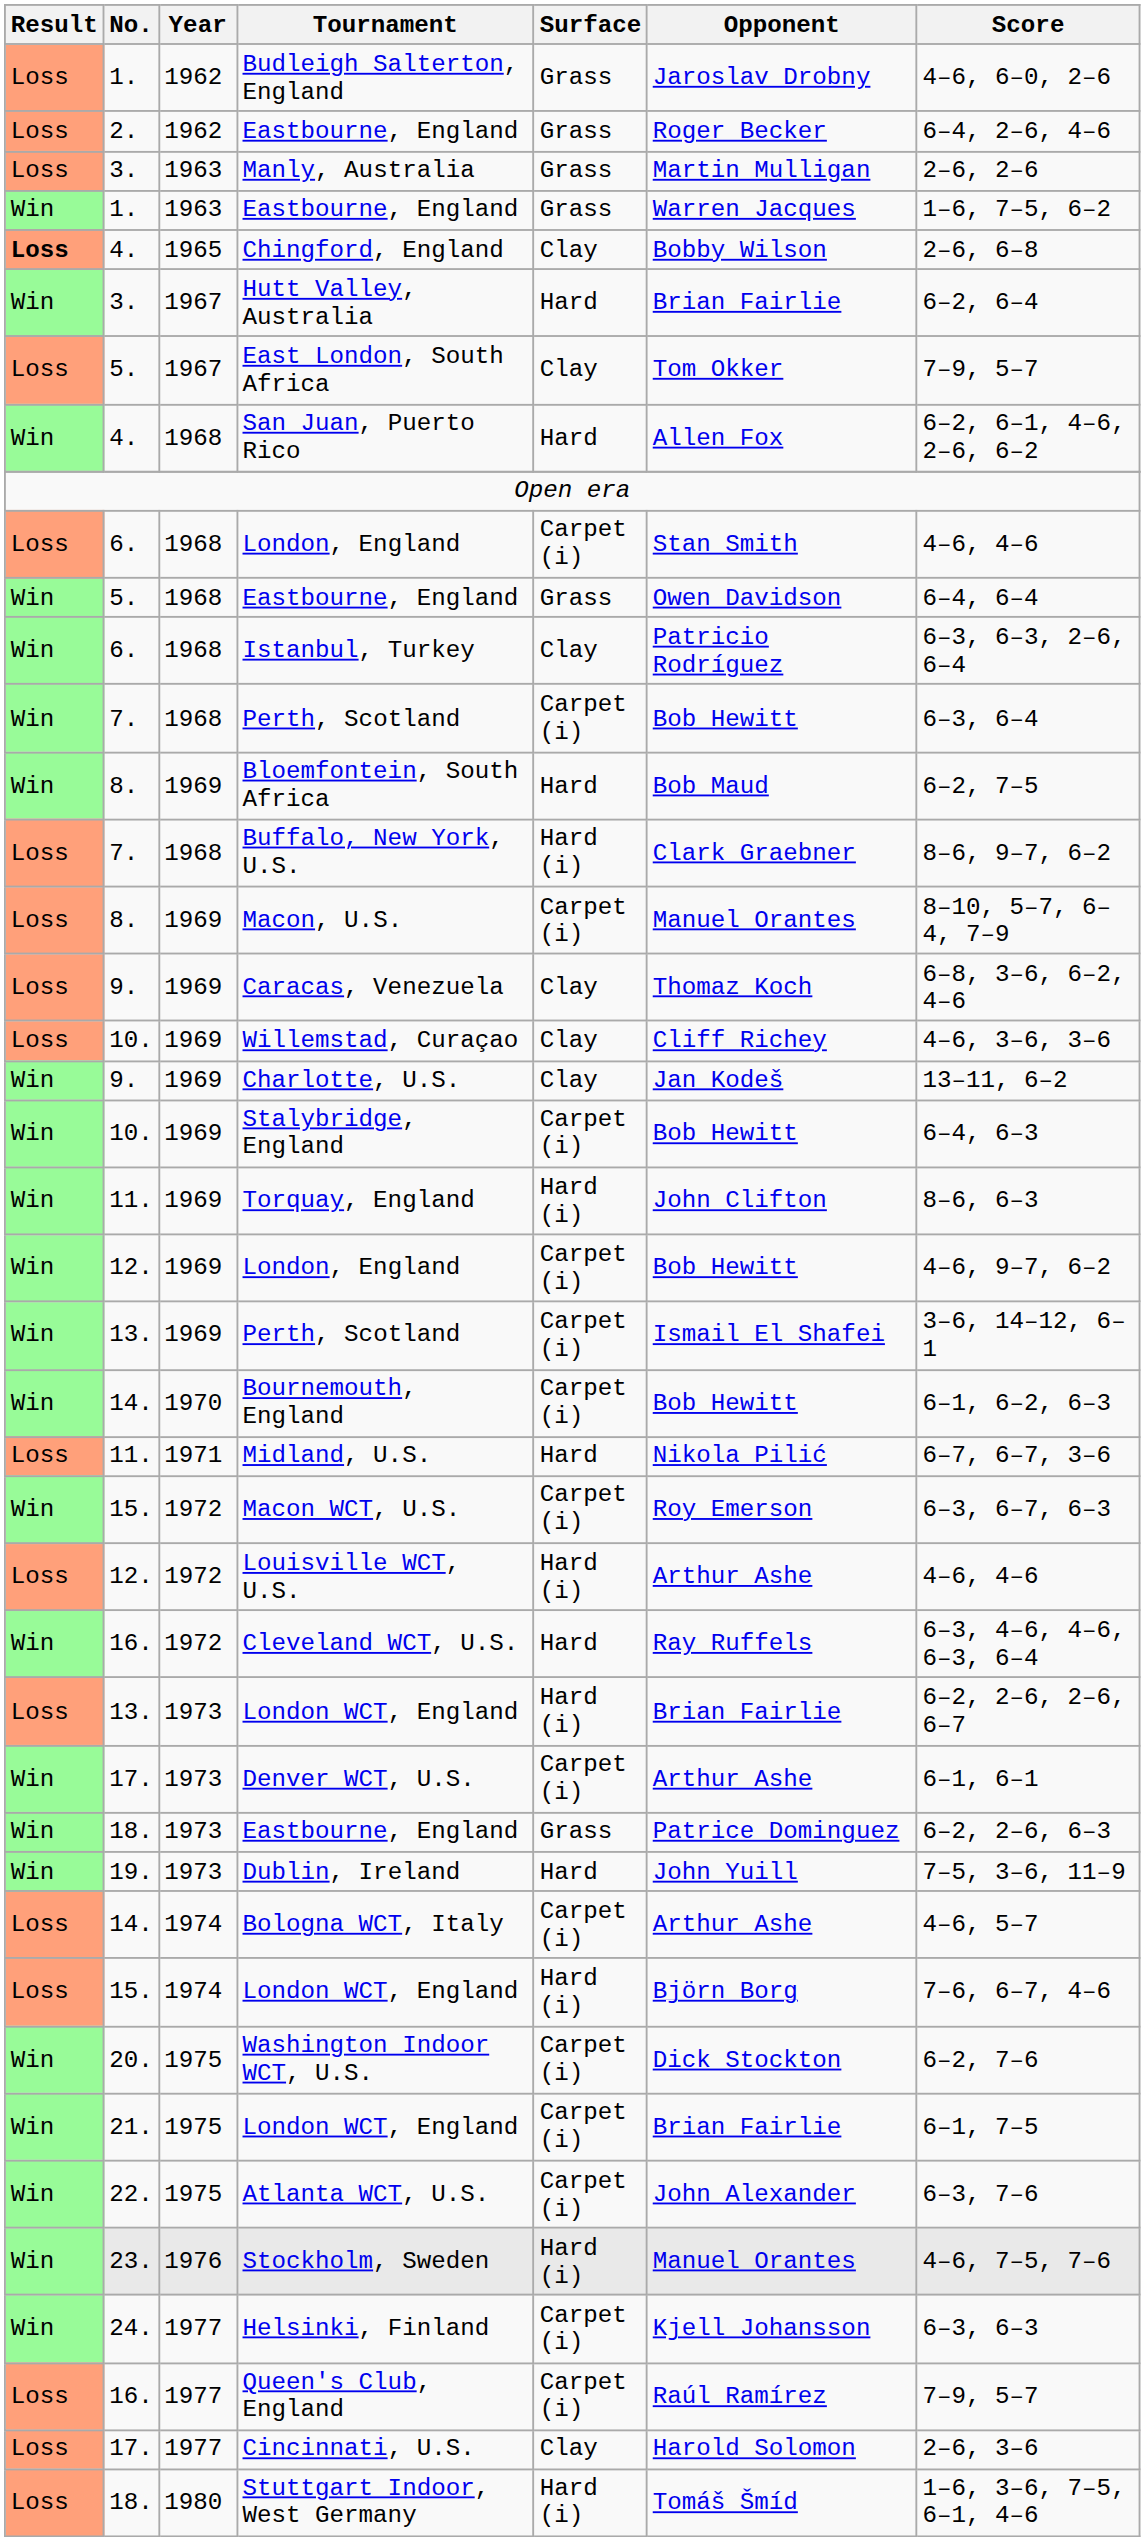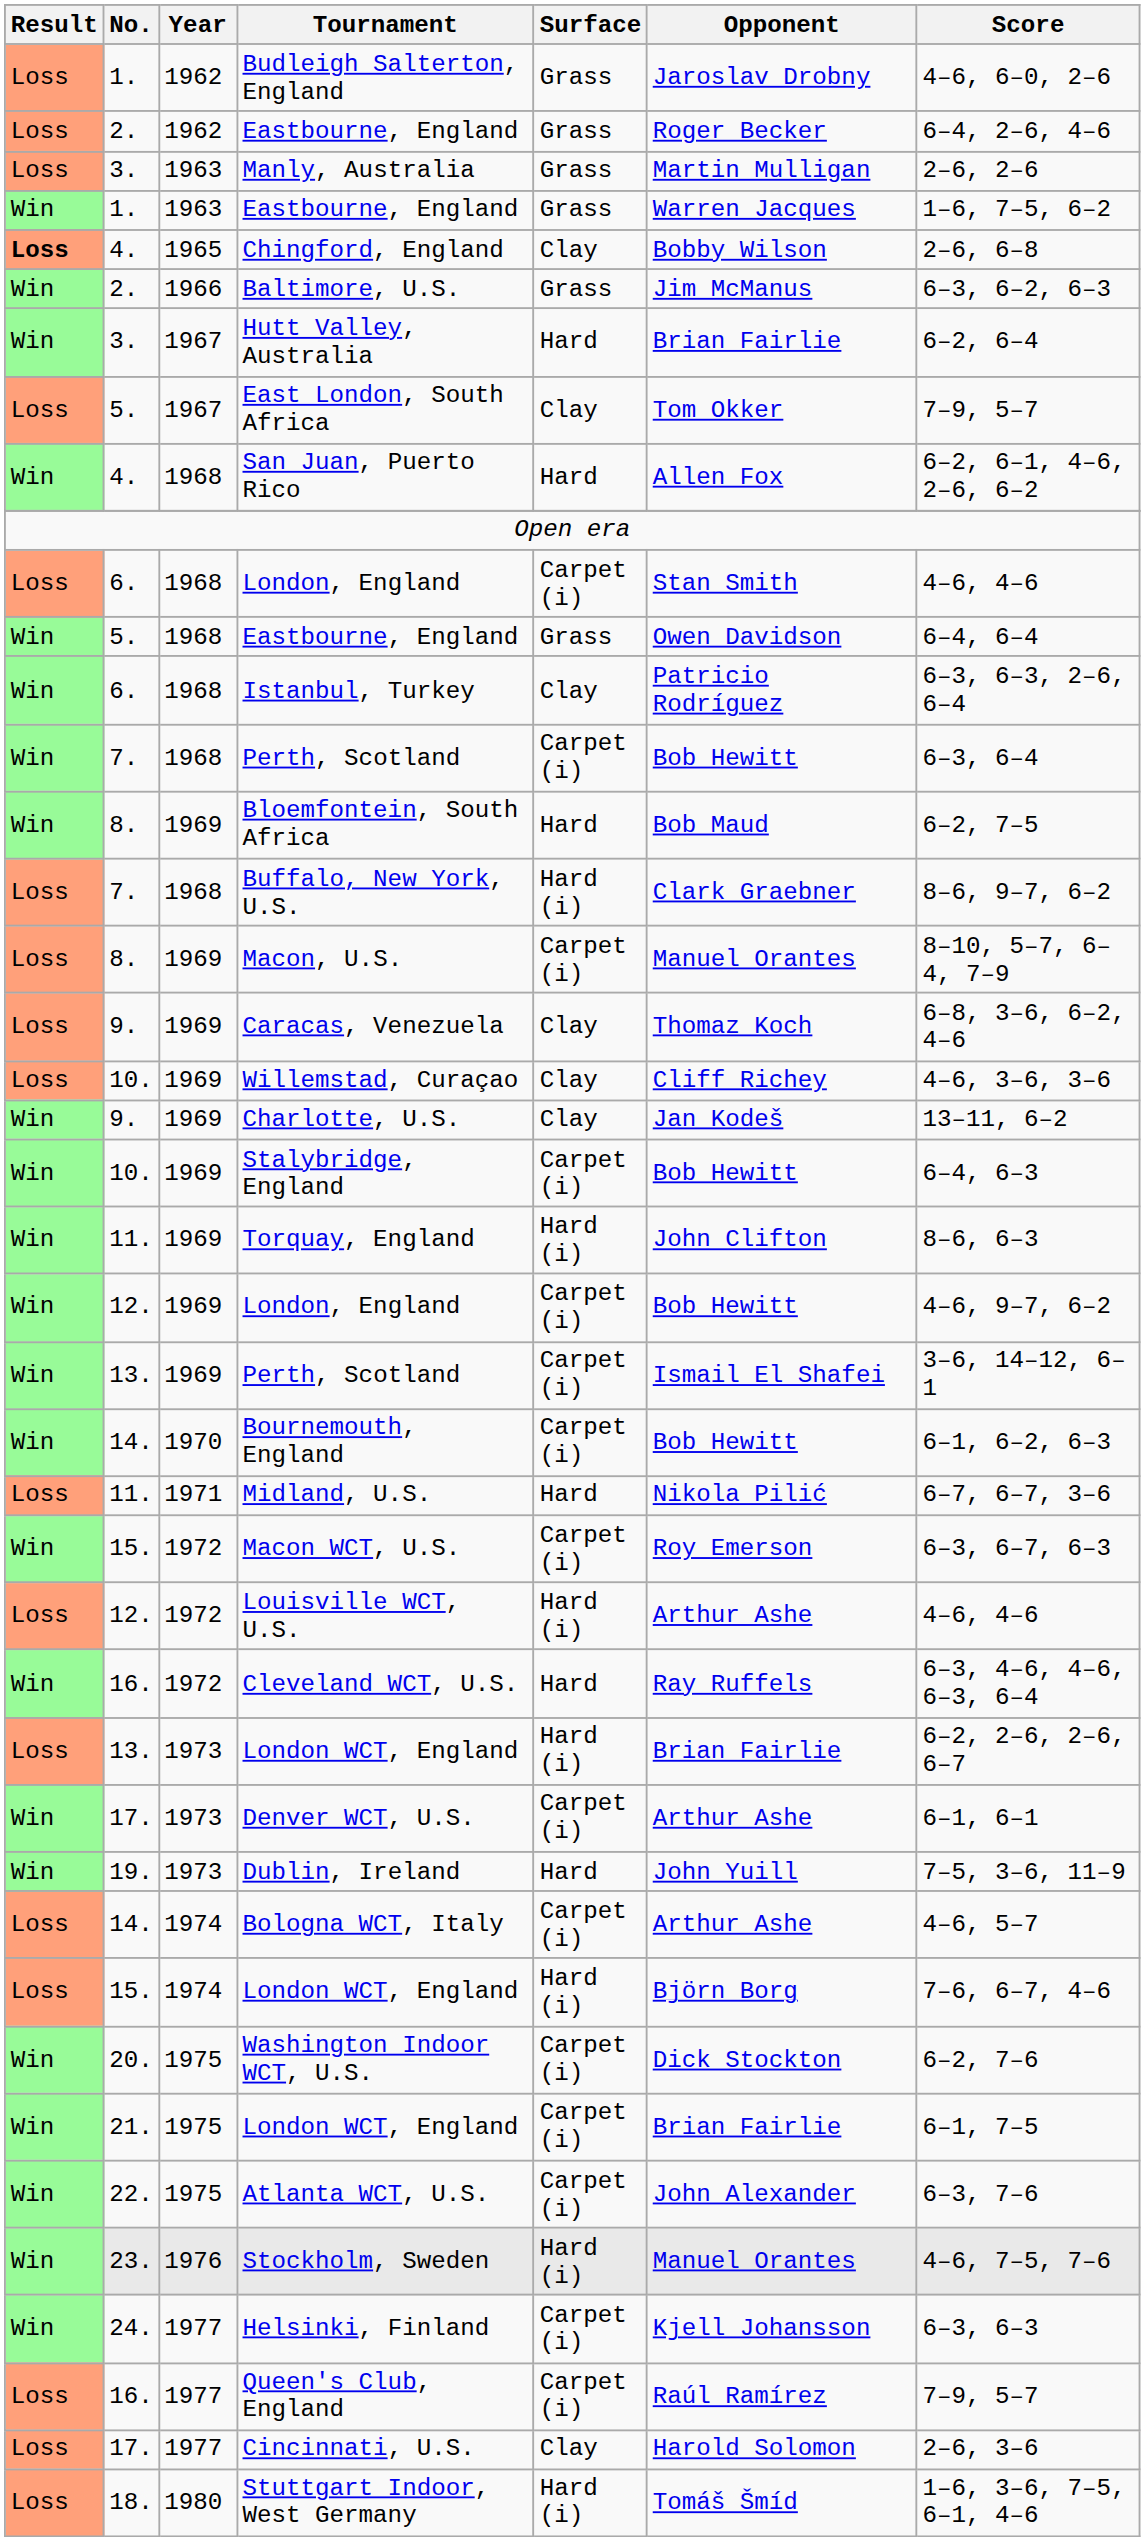+ row: (124, 289)
- row: (131, 1832)
